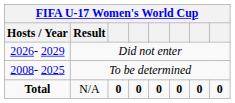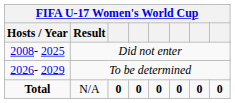(37, 51) 2026- 2029 -> (37, 51) 2008- 2025
(37, 70) 2008- 2025 -> (37, 70) 2026- 2029
